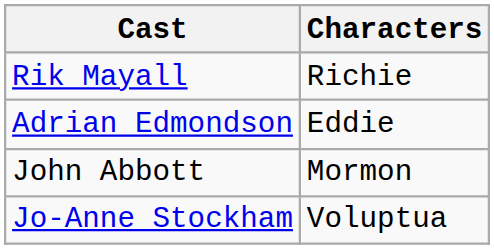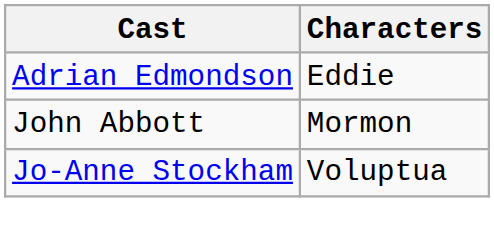- row: (100, 77)
